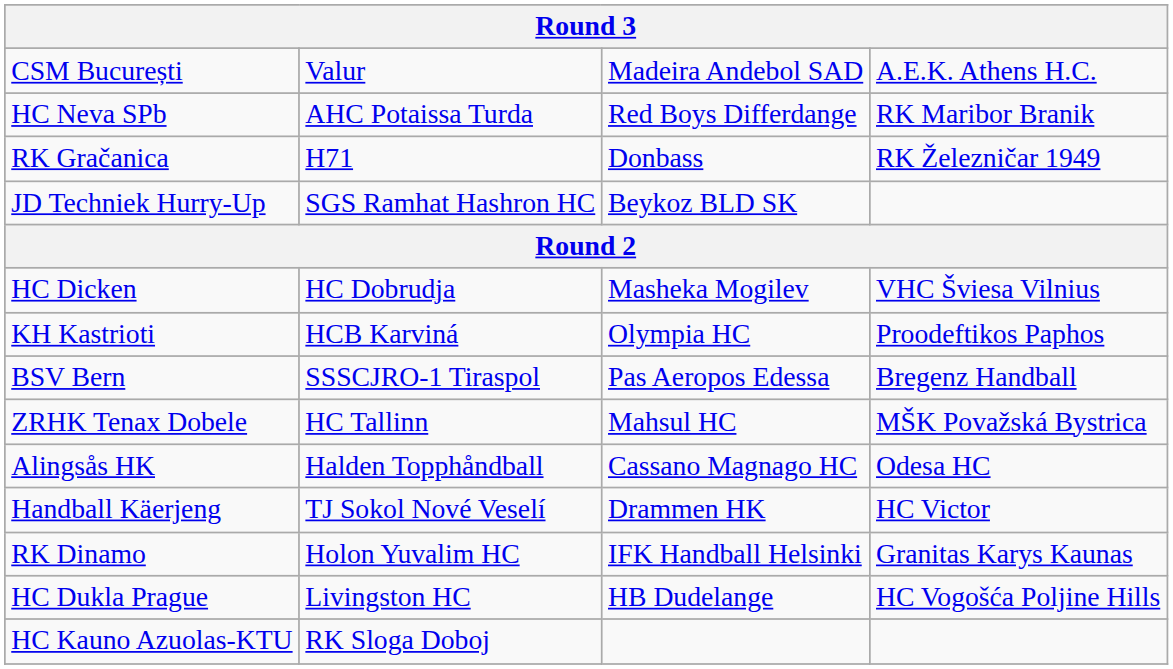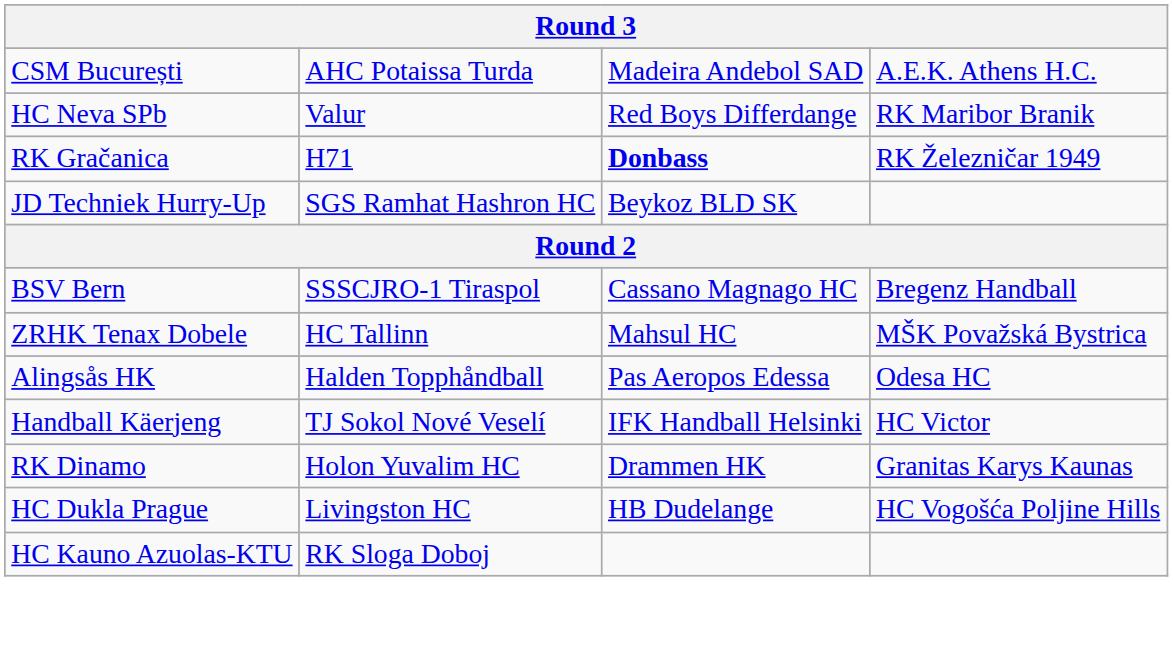(335, 70) Valur -> (419, 70) AHC Potaissa Turda
(419, 114) AHC Potaissa Turda -> (335, 114) Valur
(656, 158) normal -> (658, 158) bold
- row: (74, 289)
- row: (83, 333)
(719, 377) Pas Aeropos Edessa -> (733, 289) Cassano Magnago HC
(733, 465) Cassano Magnago HC -> (719, 377) Pas Aeropos Edessa
(687, 509) Drammen HK -> (735, 421) IFK Handball Helsinki
(735, 553) IFK Handball Helsinki -> (687, 465) Drammen HK
